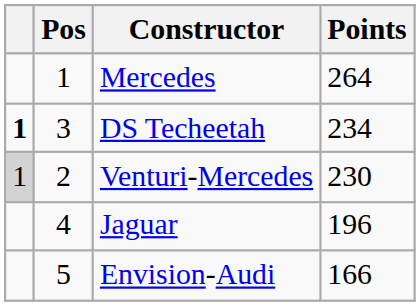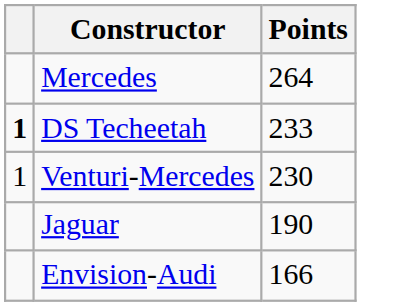- column: (63, 28)
(350, 126) 234 -> (291, 126) 233
(20, 176) lightgrey background -> (20, 176) no background
(350, 225) 196 -> (291, 225) 190
